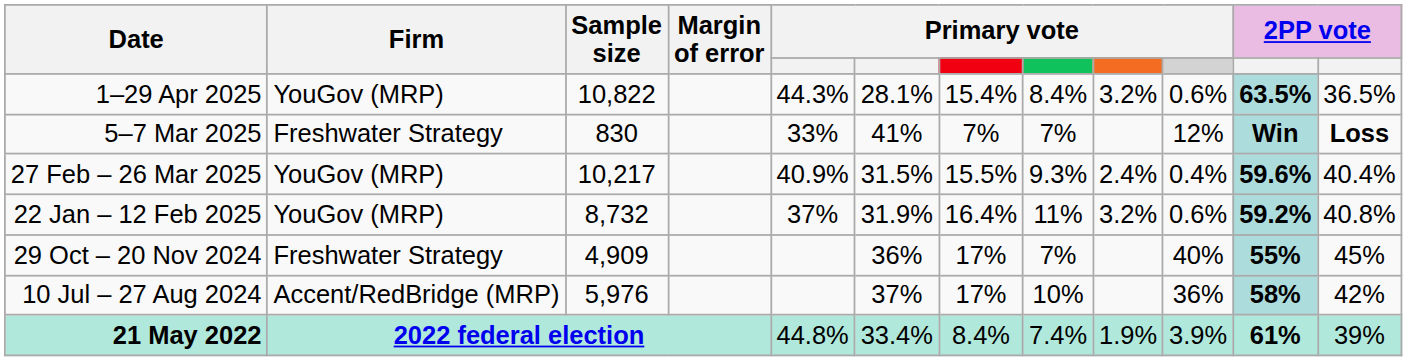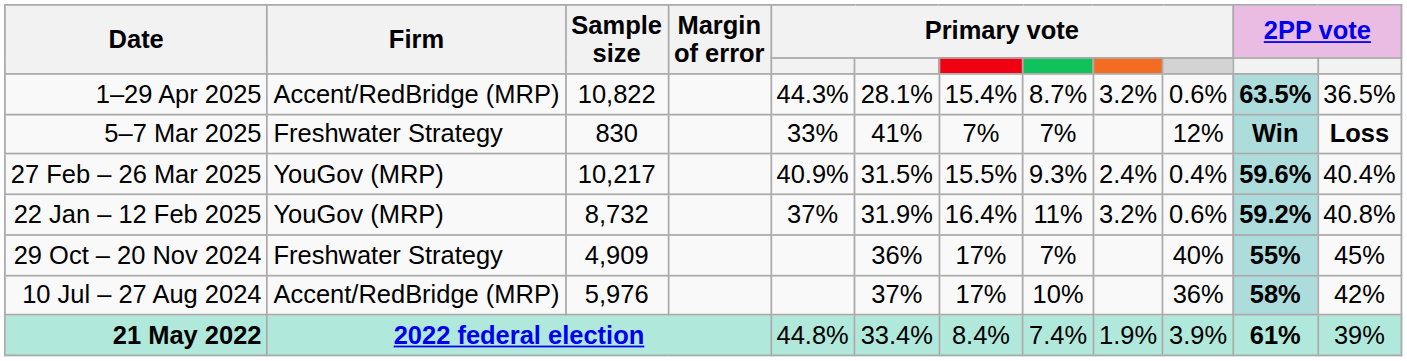(359, 94) YouGov (MRP) -> (416, 94) Accent/RedBridge (MRP)
(1058, 94) 8.4% -> (1058, 94) 8.7%
